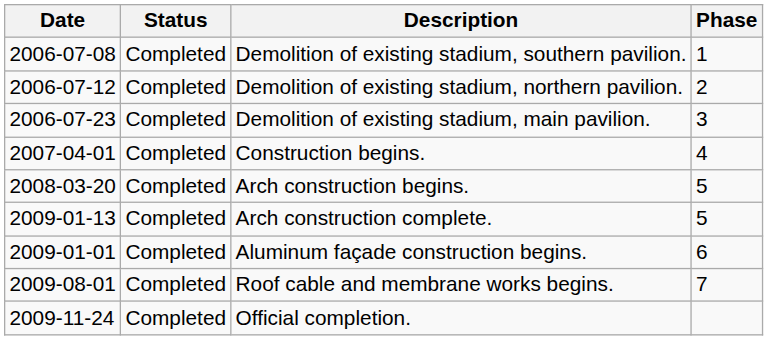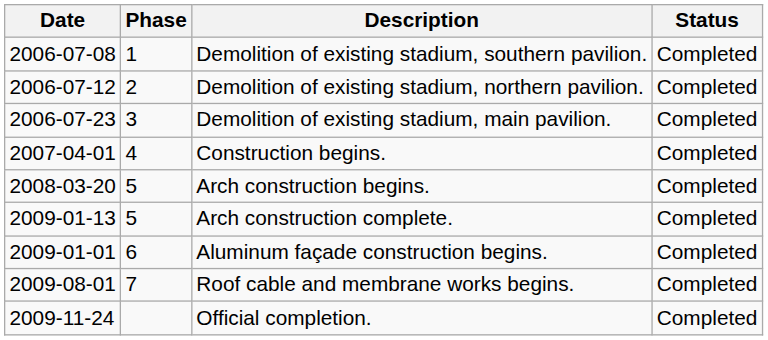columns swapped: (727, 20) <-> (176, 20)
